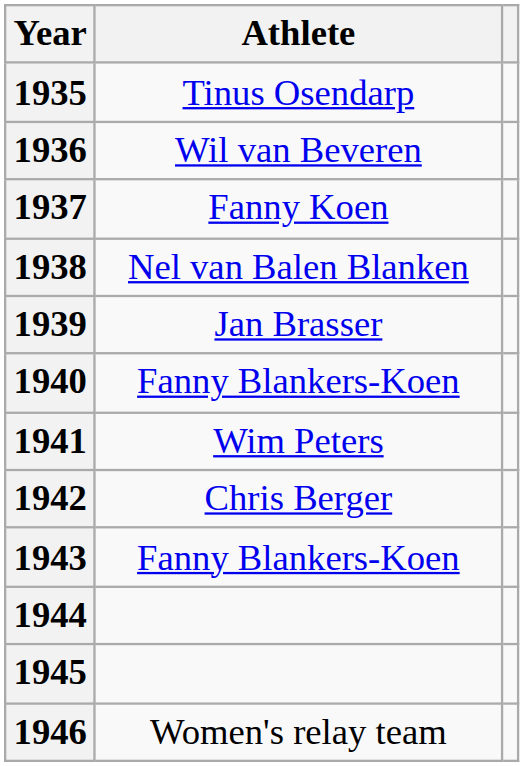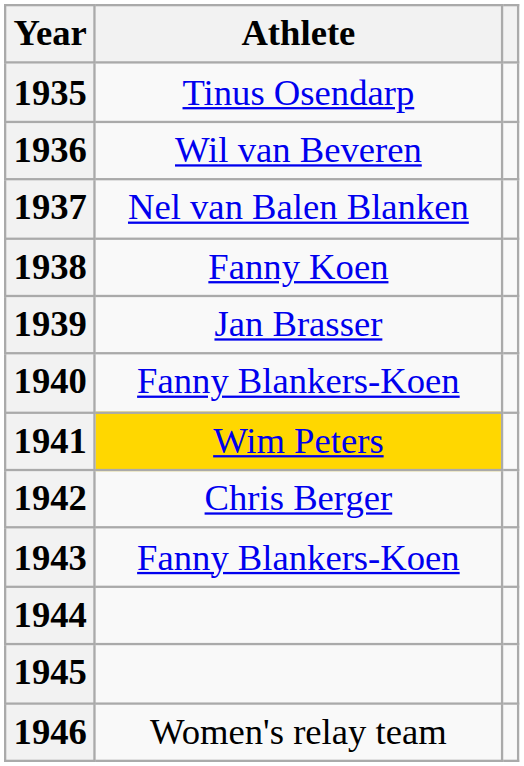(298, 207) Fanny Koen -> (298, 207) Nel van Balen Blanken
(298, 265) Nel van Balen Blanken -> (298, 265) Fanny Koen
(298, 440) no background -> (298, 440) gold background
